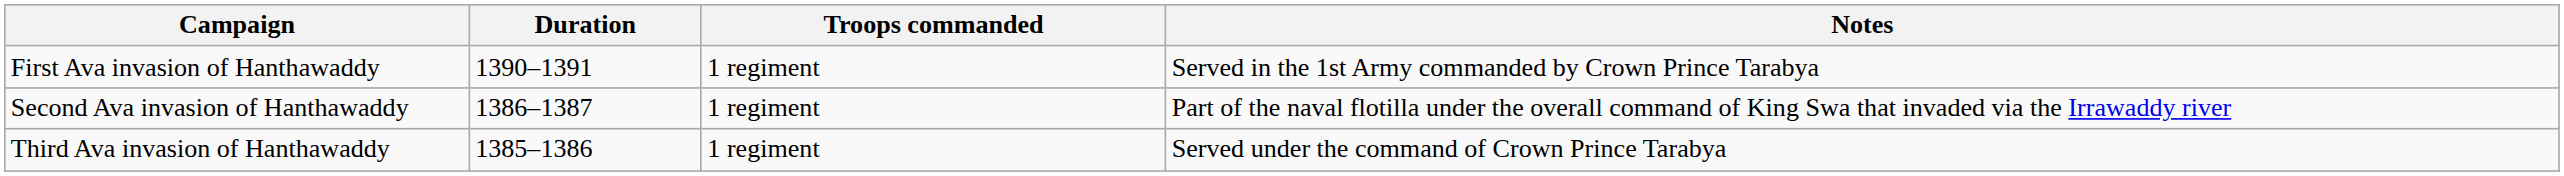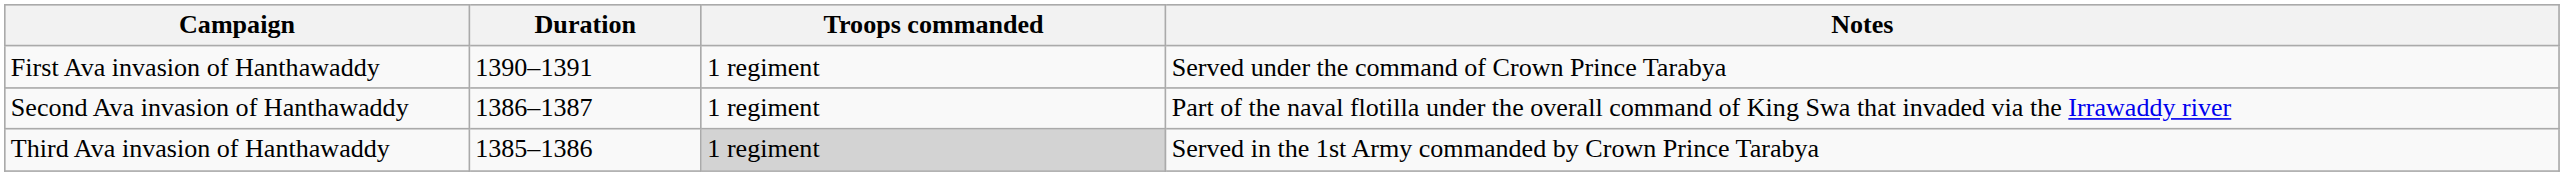(1495, 66) Served in the 1st Army commanded by Crown Prince Tarabya -> (1449, 66) Served under the command of Crown Prince Tarabya
(764, 149) no background -> (764, 149) lightgrey background
(1449, 149) Served under the command of Crown Prince Tarabya -> (1495, 149) Served in the 1st Army commanded by Crown Prince Tarabya
